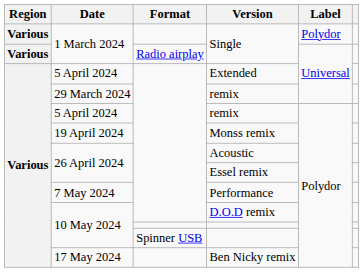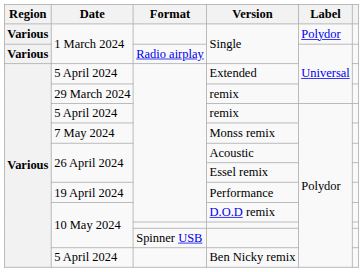(89, 133) 19 April 2024 -> (84, 133) 7 May 2024
(84, 192) 7 May 2024 -> (89, 192) 19 April 2024
(87, 257) 17 May 2024 -> (86, 257) 5 April 2024
